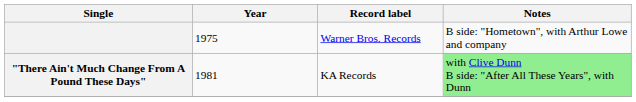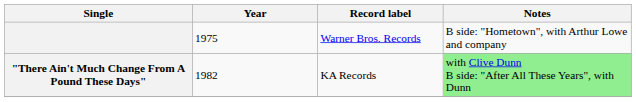(206, 75) 1981 -> (206, 75) 1982
